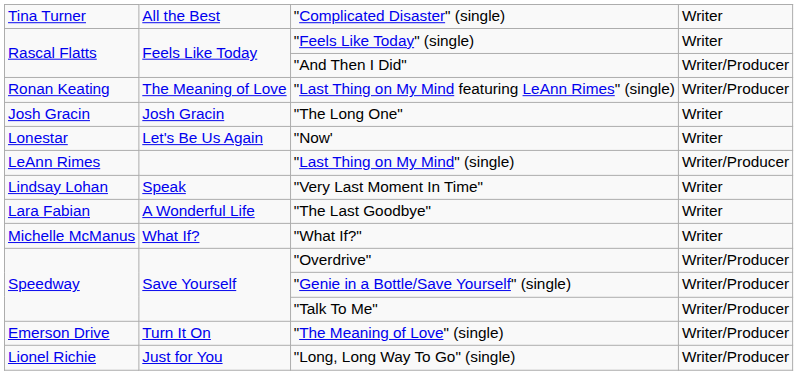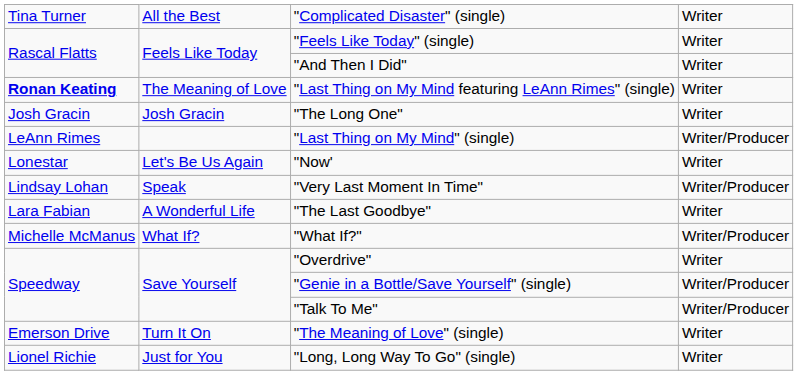(736, 65) Writer/Producer -> (702, 65) Writer
(59, 89) normal -> (62, 89) bold
(736, 89) Writer/Producer -> (702, 89) Writer
rows swapped: (404, 162) <-> (313, 138)
(702, 187) Writer -> (736, 187) Writer/Producer
(702, 235) Writer -> (736, 235) Writer/Producer
(736, 260) Writer/Producer -> (702, 260) Writer
(736, 333) Writer/Producer -> (702, 333) Writer
(736, 357) Writer/Producer -> (702, 357) Writer
